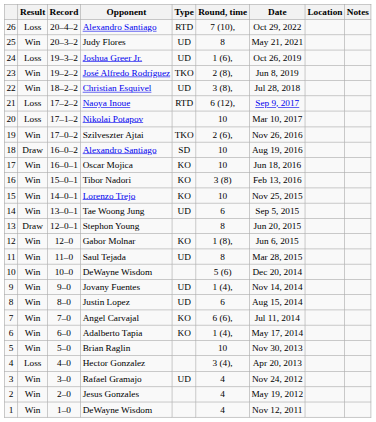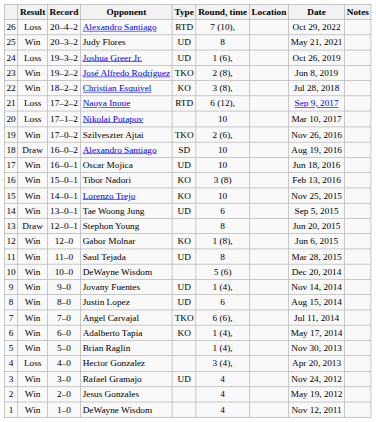columns swapped: (277, 12) <-> (325, 12)
(184, 88) UD -> (184, 88) KO
(184, 165) KO -> (184, 165) UD
(184, 318) KO -> (184, 318) TKO
(223, 348) 10 -> (223, 348) 1 (4),
